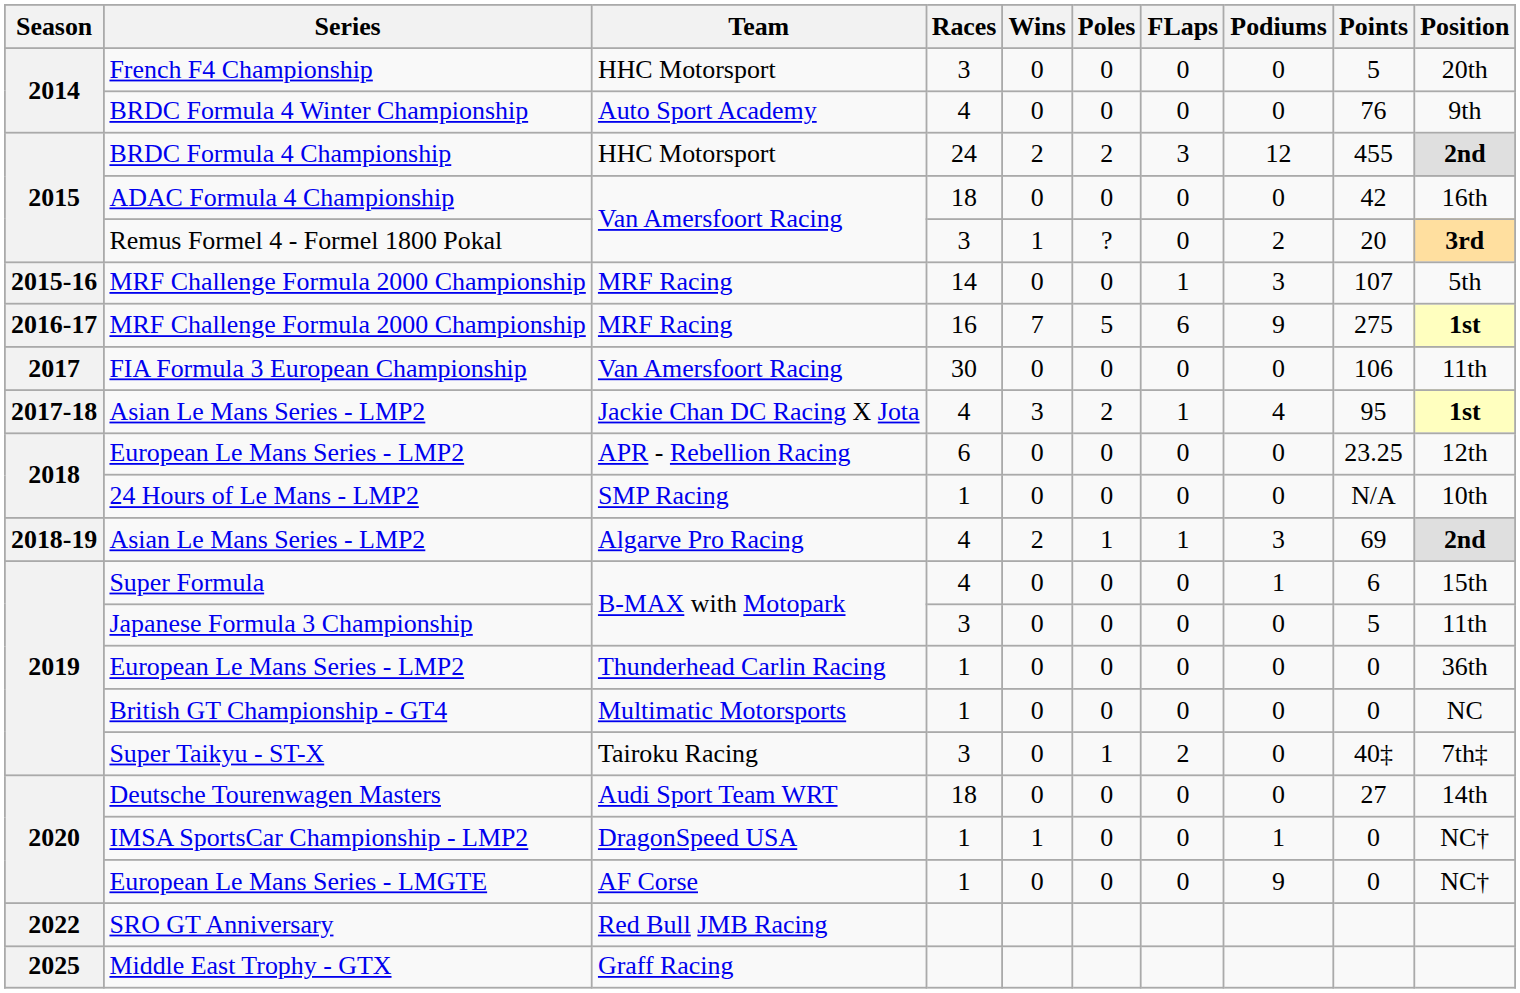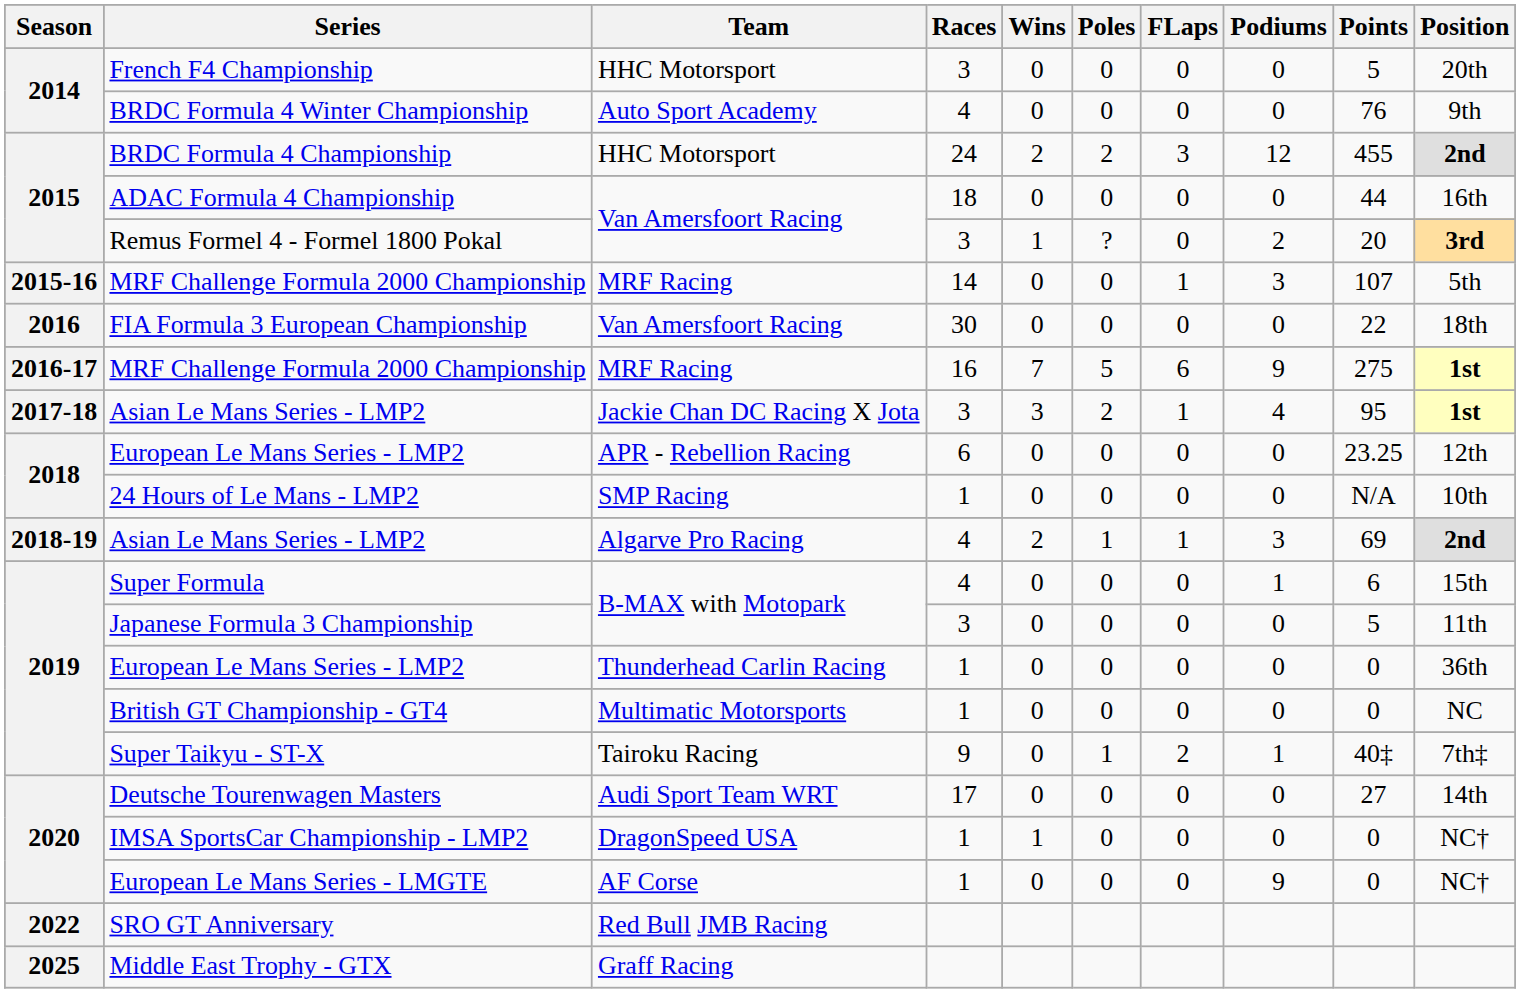(1373, 197) 42 -> (1373, 197) 44
+ row: (54, 325)
- row: (54, 368)
(964, 411) 4 -> (964, 411) 3
(964, 753) 3 -> (964, 753) 9
(1279, 753) 0 -> (1279, 753) 1
(964, 795) 18 -> (964, 795) 17
(1279, 838) 1 -> (1279, 838) 0
